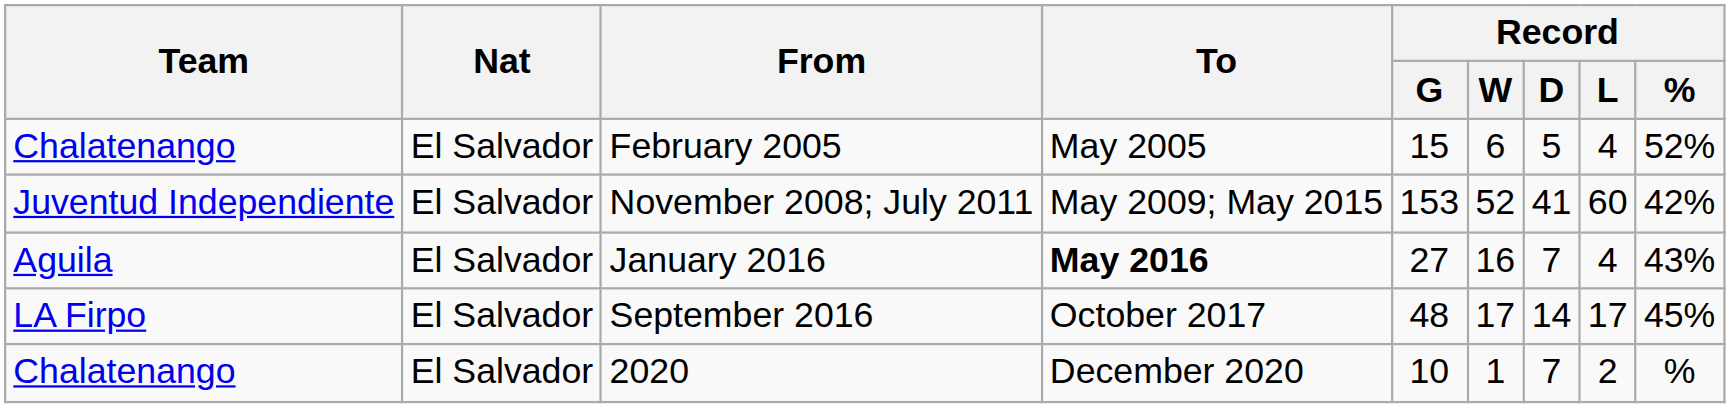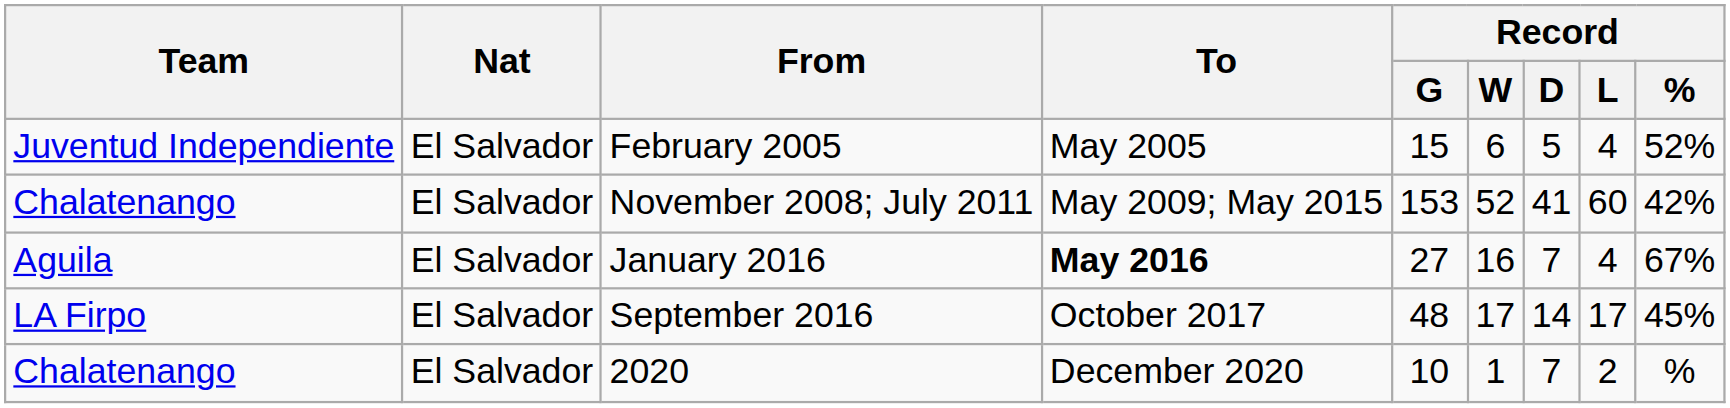(124, 145) Chalatenango -> (204, 145) Juventud Independiente
(204, 202) Juventud Independiente -> (124, 202) Chalatenango
(1680, 259) 43% -> (1680, 259) 67%
